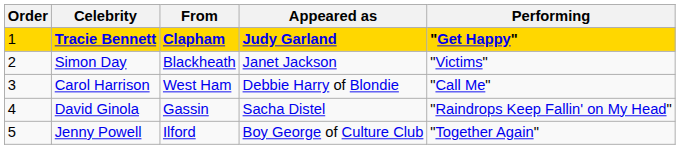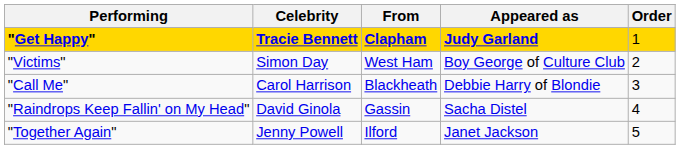columns swapped: (28, 16) <-> (551, 16)
(199, 62) Blackheath -> (399, 62) West Ham
(290, 62) Janet Jackson -> (534, 62) Boy George of Culture Club
(197, 86) West Ham -> (401, 86) Blackheath
(333, 132) Boy George of Culture Club -> (491, 132) Janet Jackson
